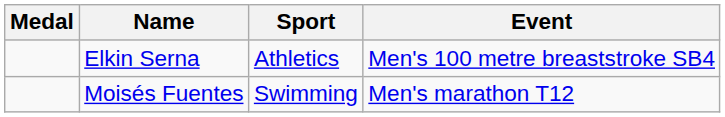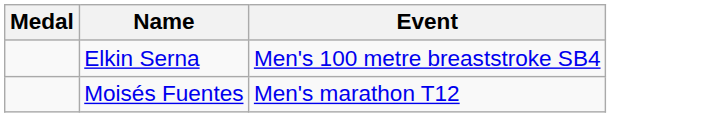- column: (306, 22)
